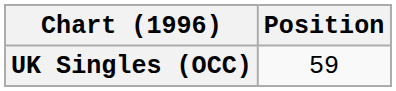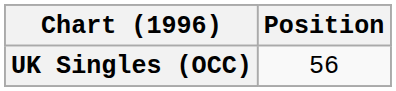(324, 66) 59 -> (324, 66) 56
